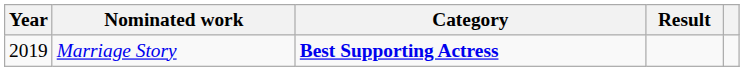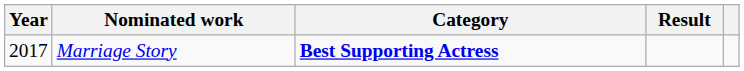(28, 50) 2019 -> (28, 50) 2017
